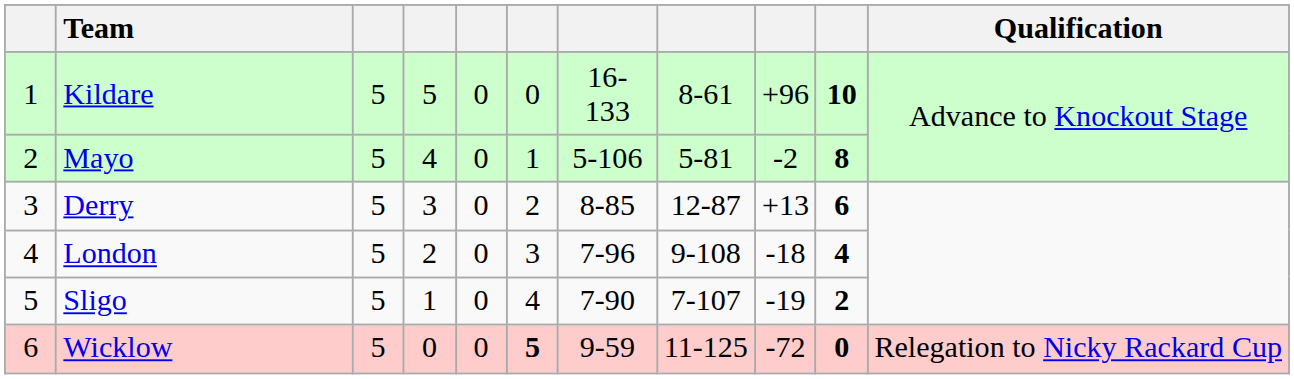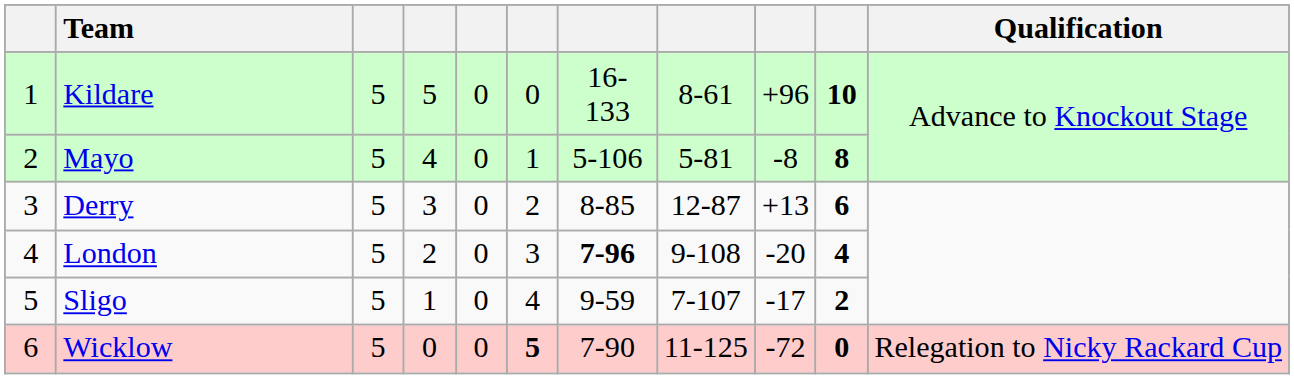(786, 157) -2 -> (786, 157) -8
(607, 253) normal -> (607, 253) bold
(786, 253) -18 -> (786, 253) -20
(607, 300) 7-90 -> (607, 300) 9-59
(786, 300) -19 -> (786, 300) -17
(607, 348) 9-59 -> (607, 348) 7-90
